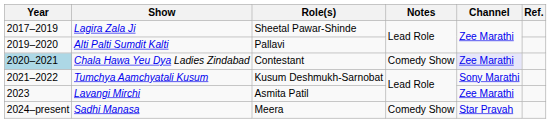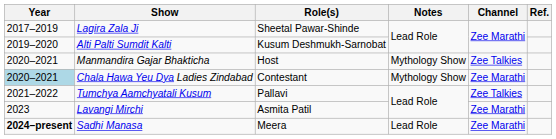(270, 45) Pallavi -> (322, 45) Kusum Deshmukh-Sarnobat
+ row: (143, 61)
(421, 61) Comedy Show -> (428, 77) Mythology Show
(486, 61) lavender background -> (498, 77) no background
(319, 77) Kusum Deshmukh-Sarnobat -> (272, 93) Pallavi
(489, 77) Sony Marathi -> (496, 93) Zee Talkies
(38, 110) normal -> (39, 126) bold
(421, 110) Comedy Show -> (414, 126) Lead Role
(486, 110) Star Pravah -> (498, 126) Zee Marathi
